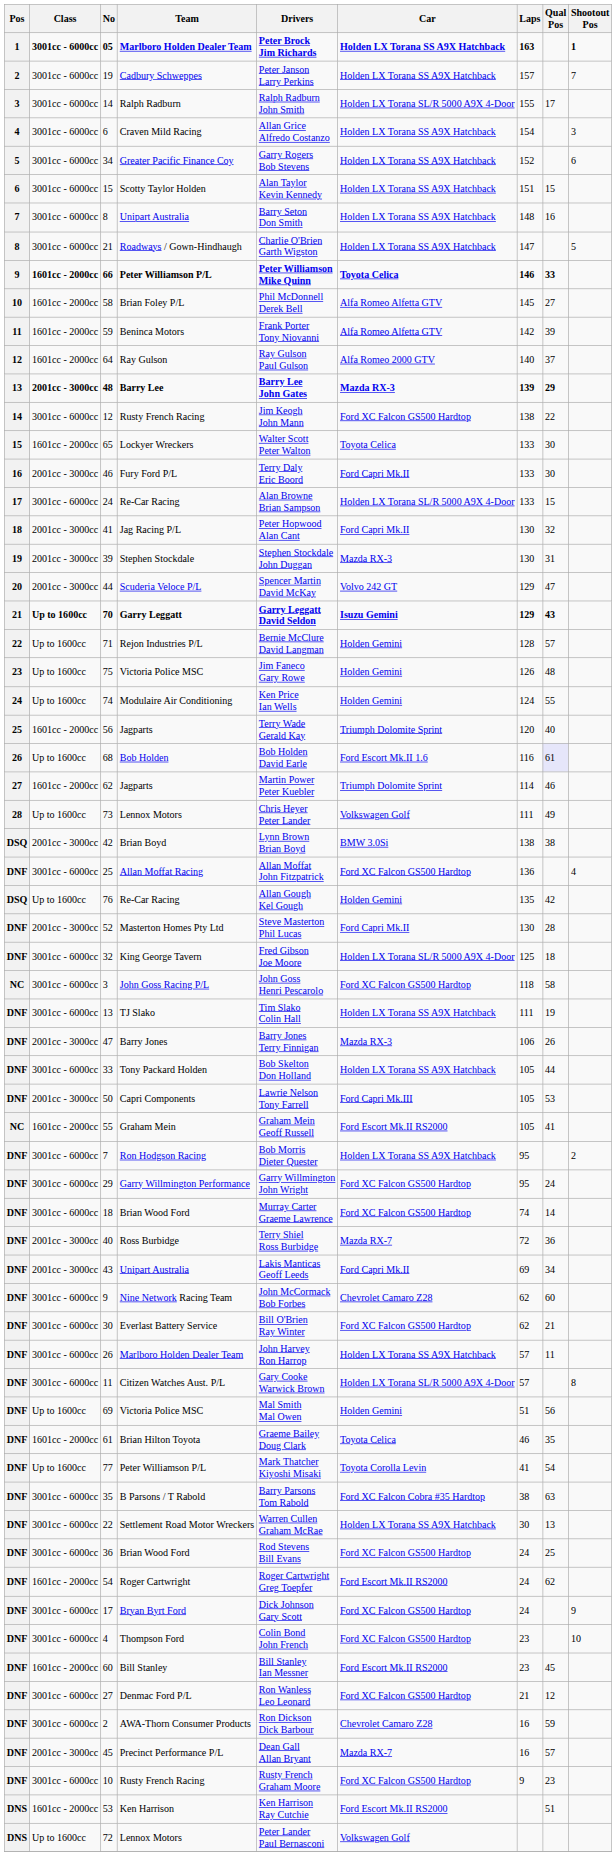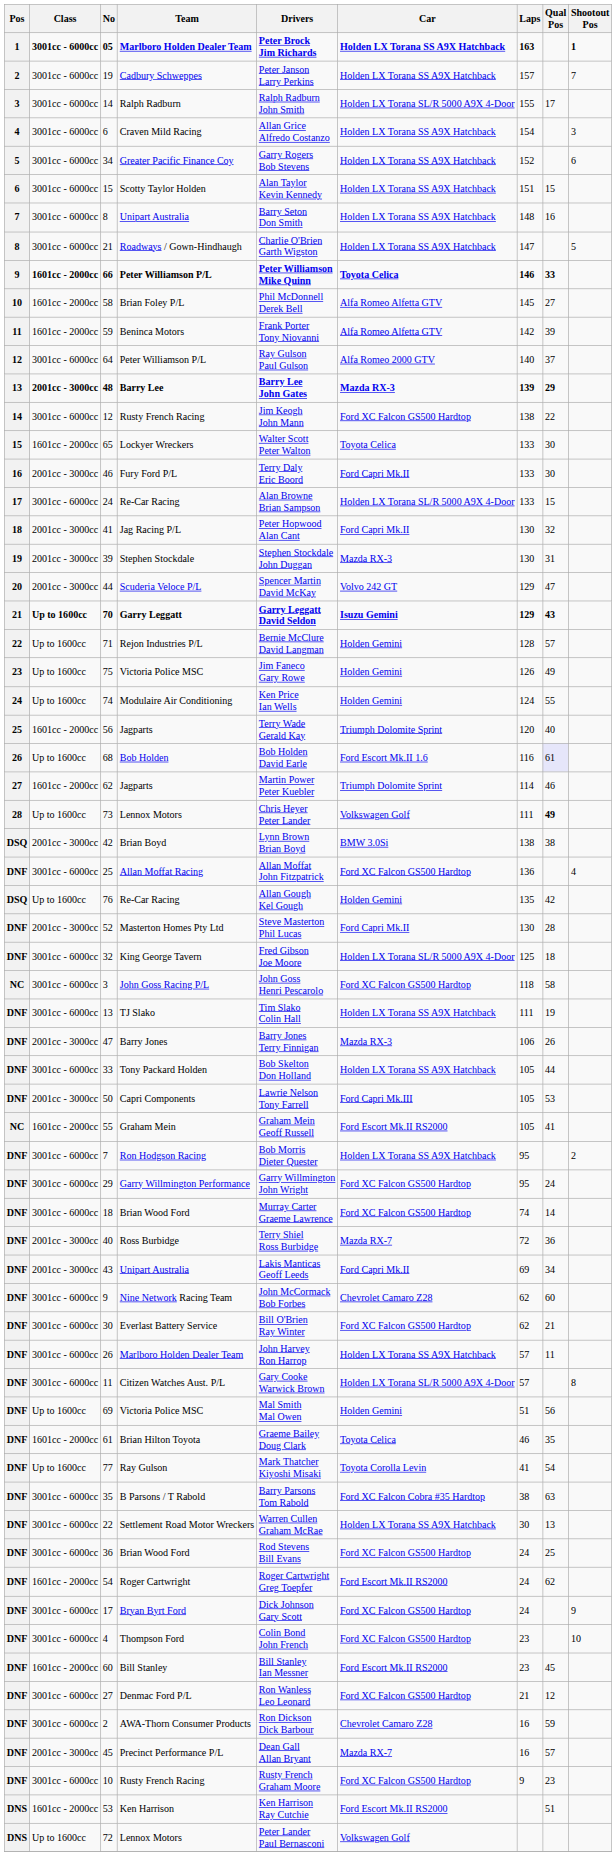(65, 359) 1601cc - 2000cc -> (65, 359) 3001cc - 6000cc
(144, 359) Ray Gulson -> (163, 359) Peter Williamson P/L
(550, 672) 48 -> (550, 672) 49
(550, 814) normal -> (550, 814) bold
(163, 1468) Peter Williamson P/L -> (144, 1468) Ray Gulson
